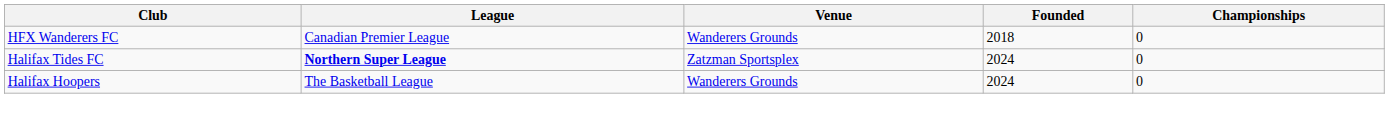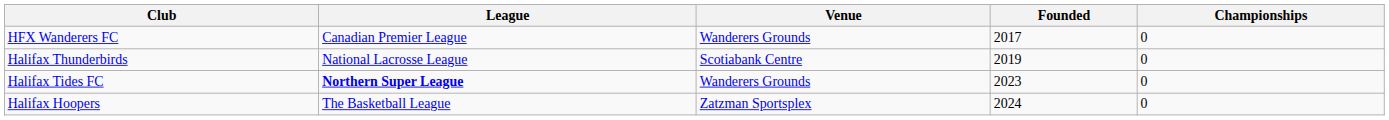(1000, 37) 2018 -> (1008, 37) 2017
+ row: (68, 59)
(743, 59) Zatzman Sportsplex -> (755, 81) Wanderers Grounds
(1000, 59) 2024 -> (1008, 81) 2023
(742, 81) Wanderers Grounds -> (756, 103) Zatzman Sportsplex
